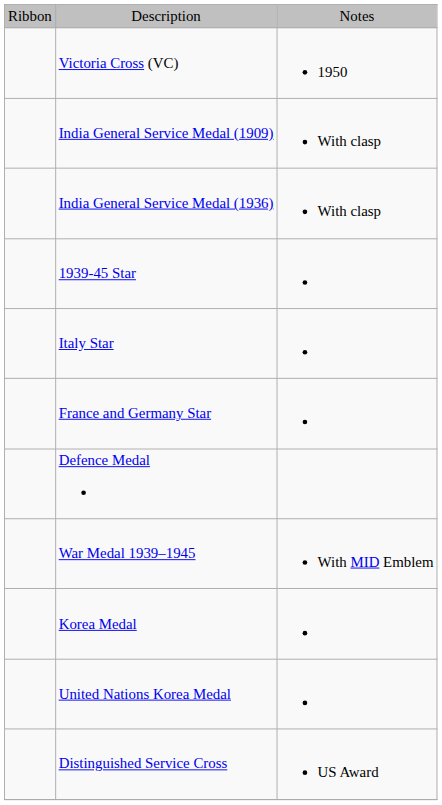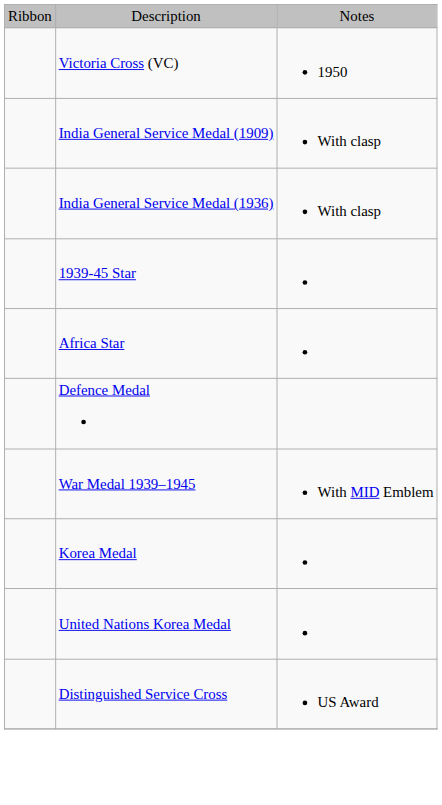+ row: (92, 343)
- row: (86, 343)
- row: (135, 413)
